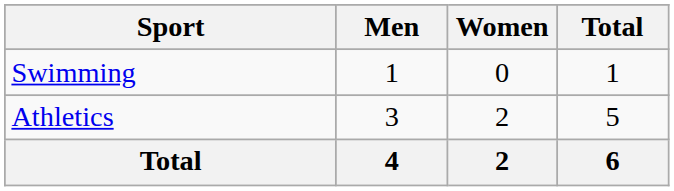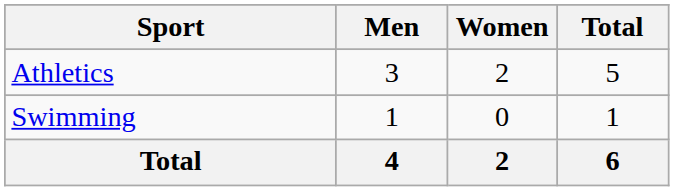rows swapped: (63, 116) <-> (74, 71)
